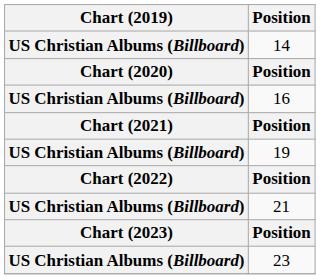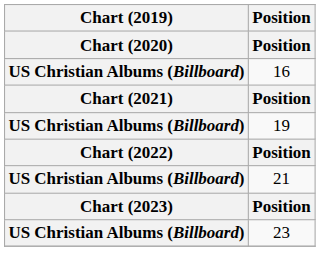- row: (282, 44)
